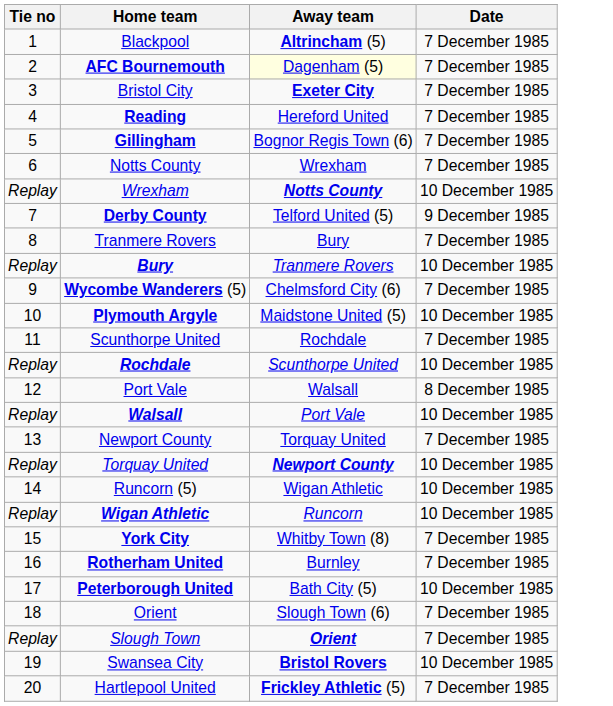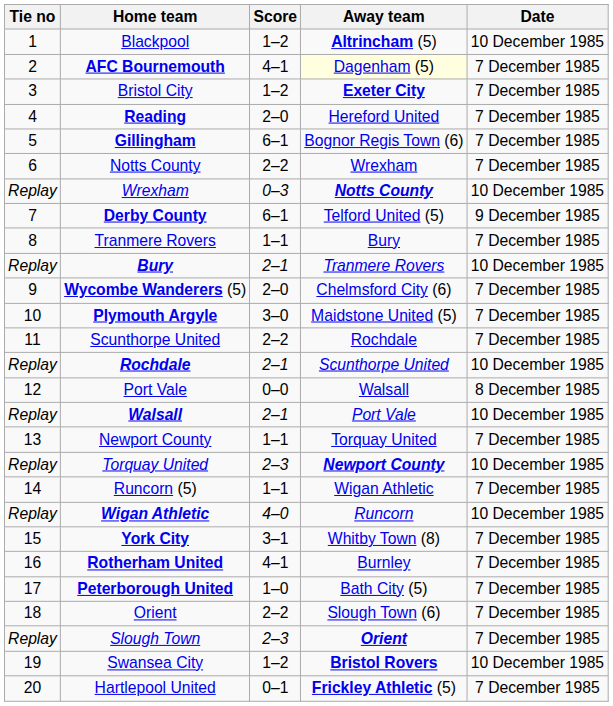+ column: (275, 16)
(487, 41) 7 December 1985 -> (537, 41) 10 December 1985
(487, 315) 10 December 1985 -> (537, 315) 7 December 1985
(487, 489) 10 December 1985 -> (537, 489) 7 December 1985
(487, 588) 10 December 1985 -> (537, 588) 7 December 1985
